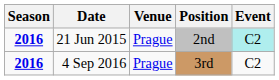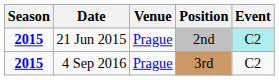(29, 40) 2016 -> (29, 40) 2015
(29, 63) 2016 -> (29, 63) 2015
